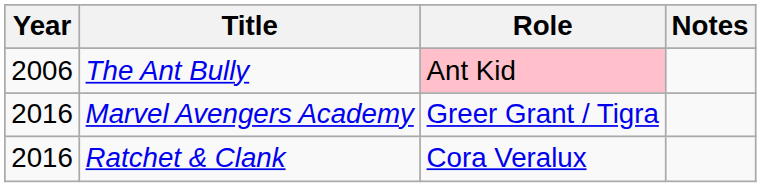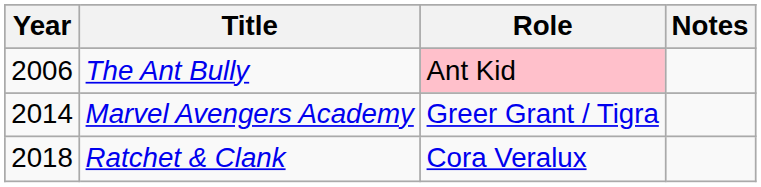(42, 114) 2016 -> (42, 114) 2014
(42, 158) 2016 -> (42, 158) 2018
